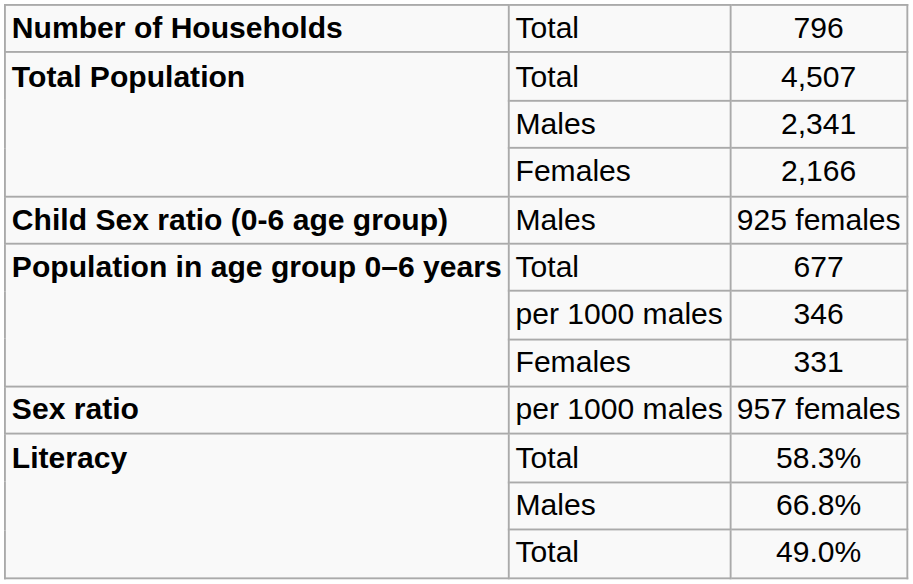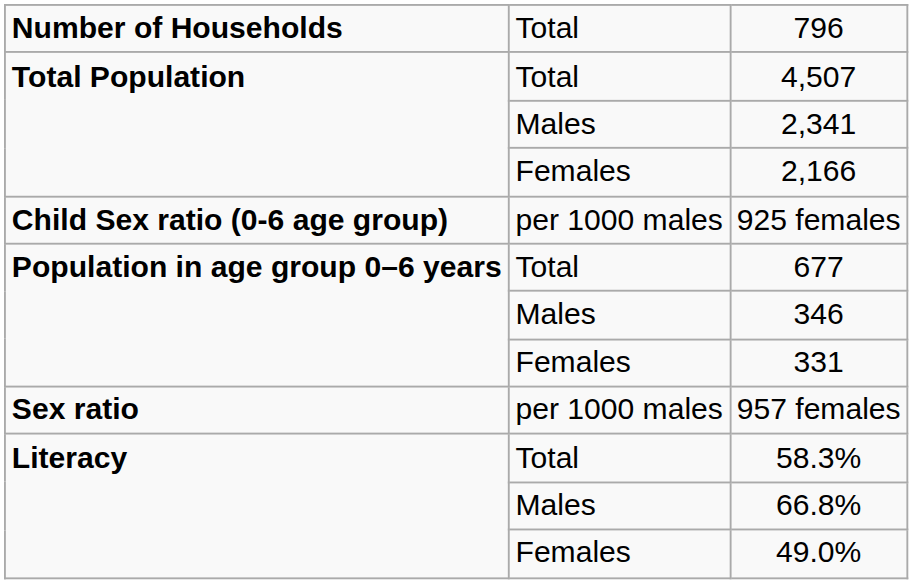(556, 219) Males -> (619, 219) per 1000 males
(619, 314) per 1000 males -> (556, 314) Males
(547, 553) Total -> (573, 553) Females
